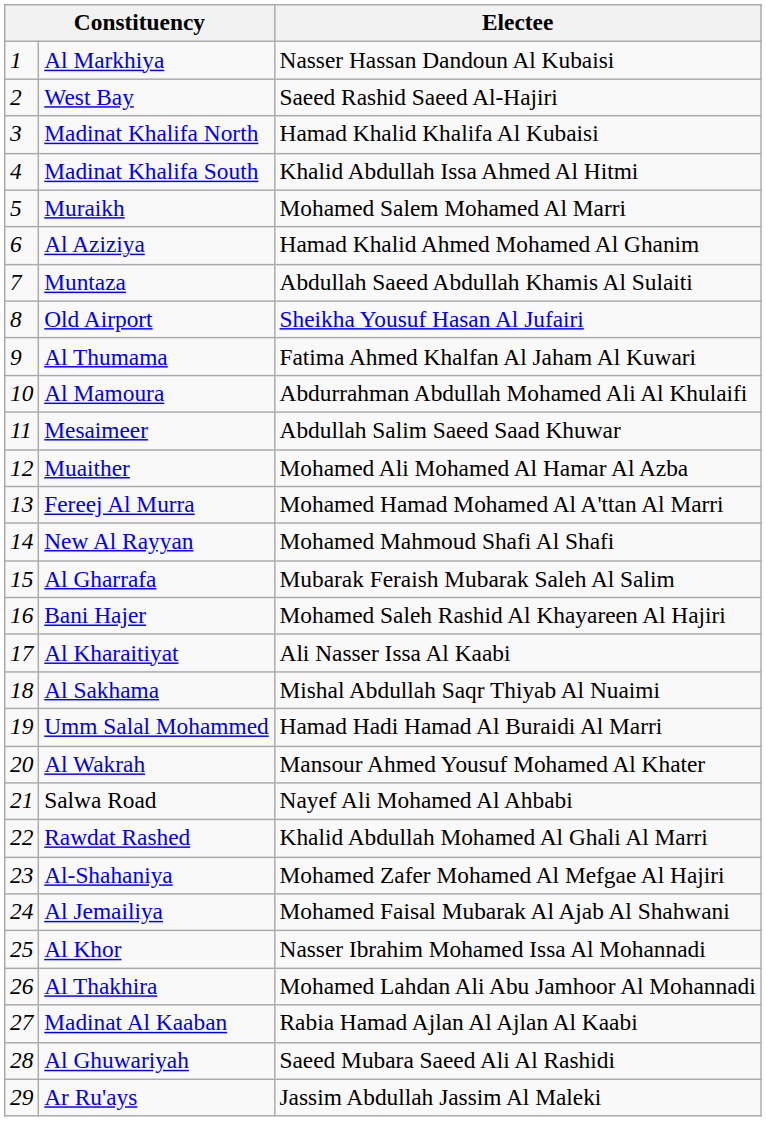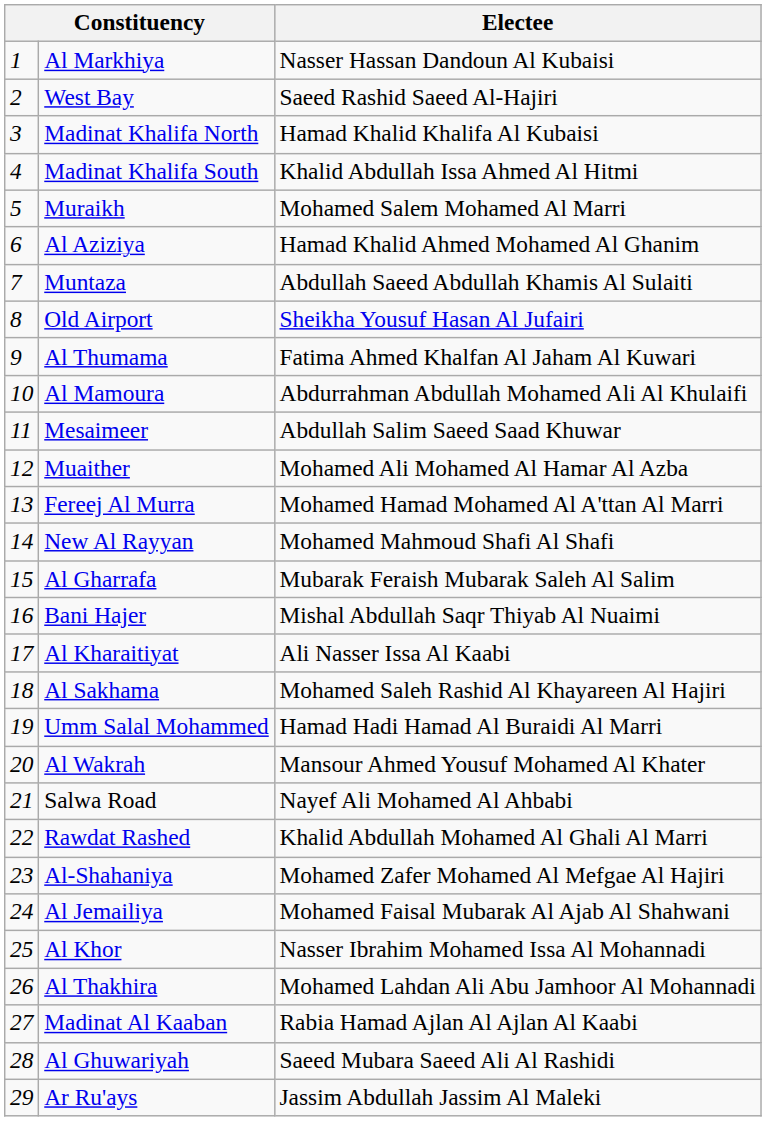(503, 615) Mohamed Saleh Rashid Al Khayareen Al Hajiri -> (470, 615) Mishal Abdullah Saqr Thiyab Al Nuaimi
(470, 689) Mishal Abdullah Saqr Thiyab Al Nuaimi -> (503, 689) Mohamed Saleh Rashid Al Khayareen Al Hajiri
